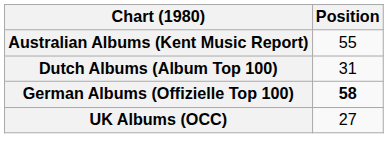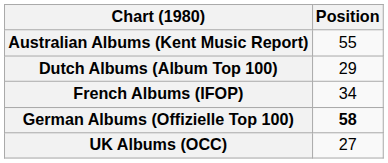(348, 68) 31 -> (348, 68) 29
+ row: (158, 94)
